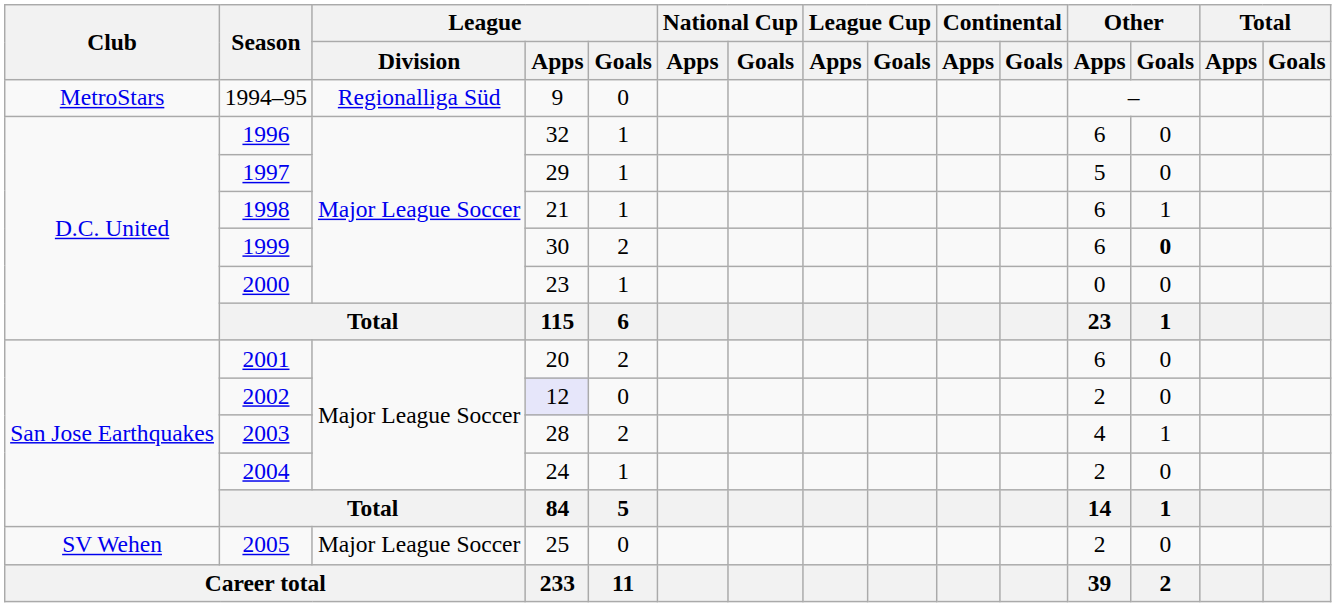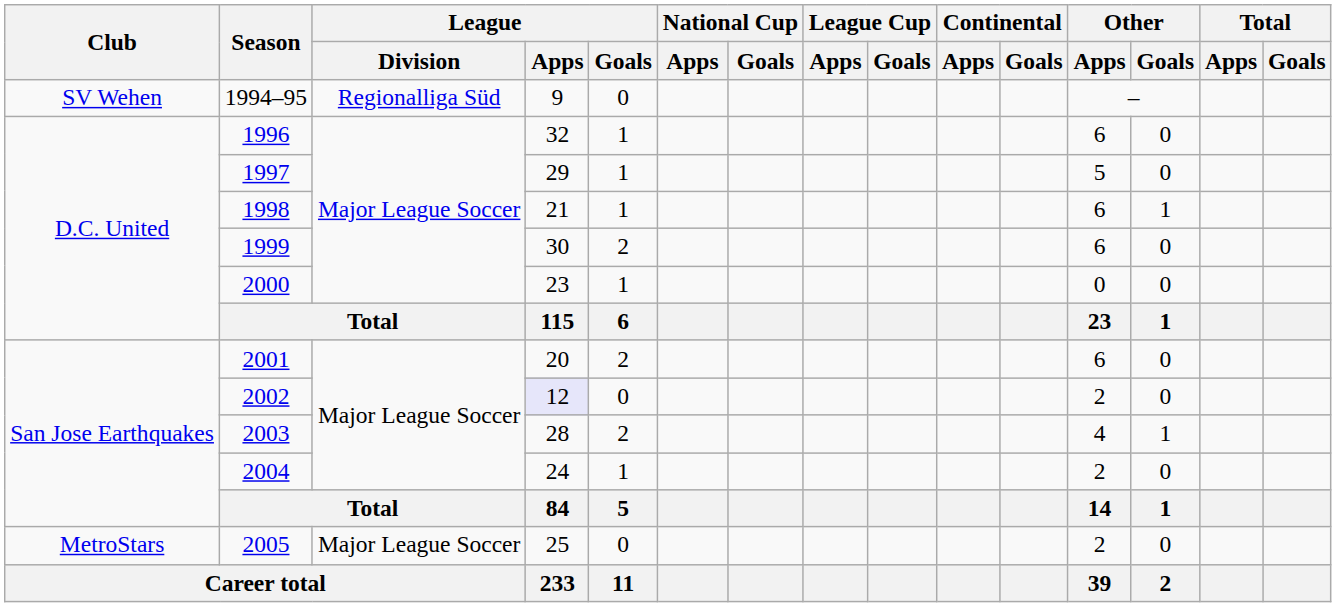(112, 97) MetroStars -> (112, 97) SV Wehen
(1165, 246) bold -> (1165, 246) normal
(112, 545) SV Wehen -> (112, 545) MetroStars
